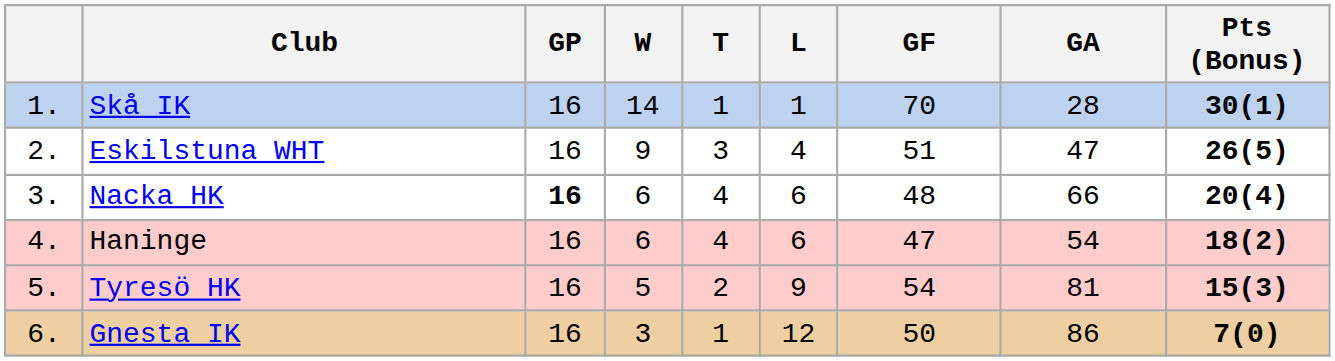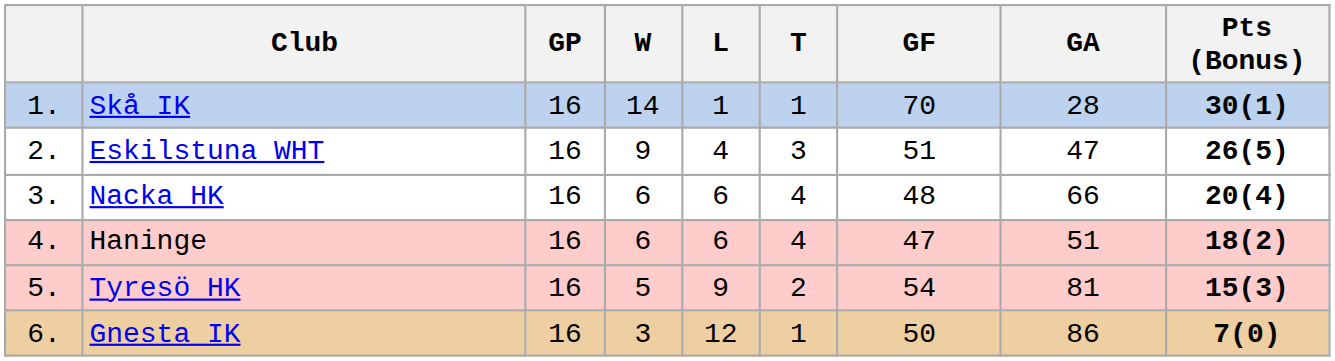columns swapped: (721, 44) <-> (798, 44)
(565, 197) bold -> (565, 197) normal
(1083, 242) 54 -> (1083, 242) 51
